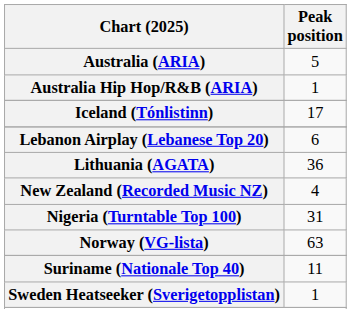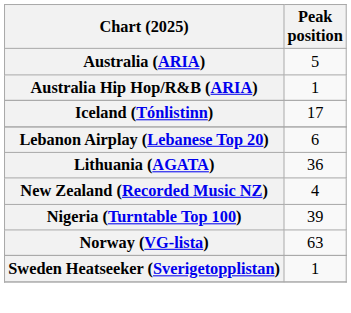(315, 216) 31 -> (315, 216) 39
- row: (144, 268)
